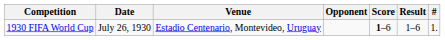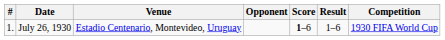columns swapped: (434, 12) <-> (50, 12)
